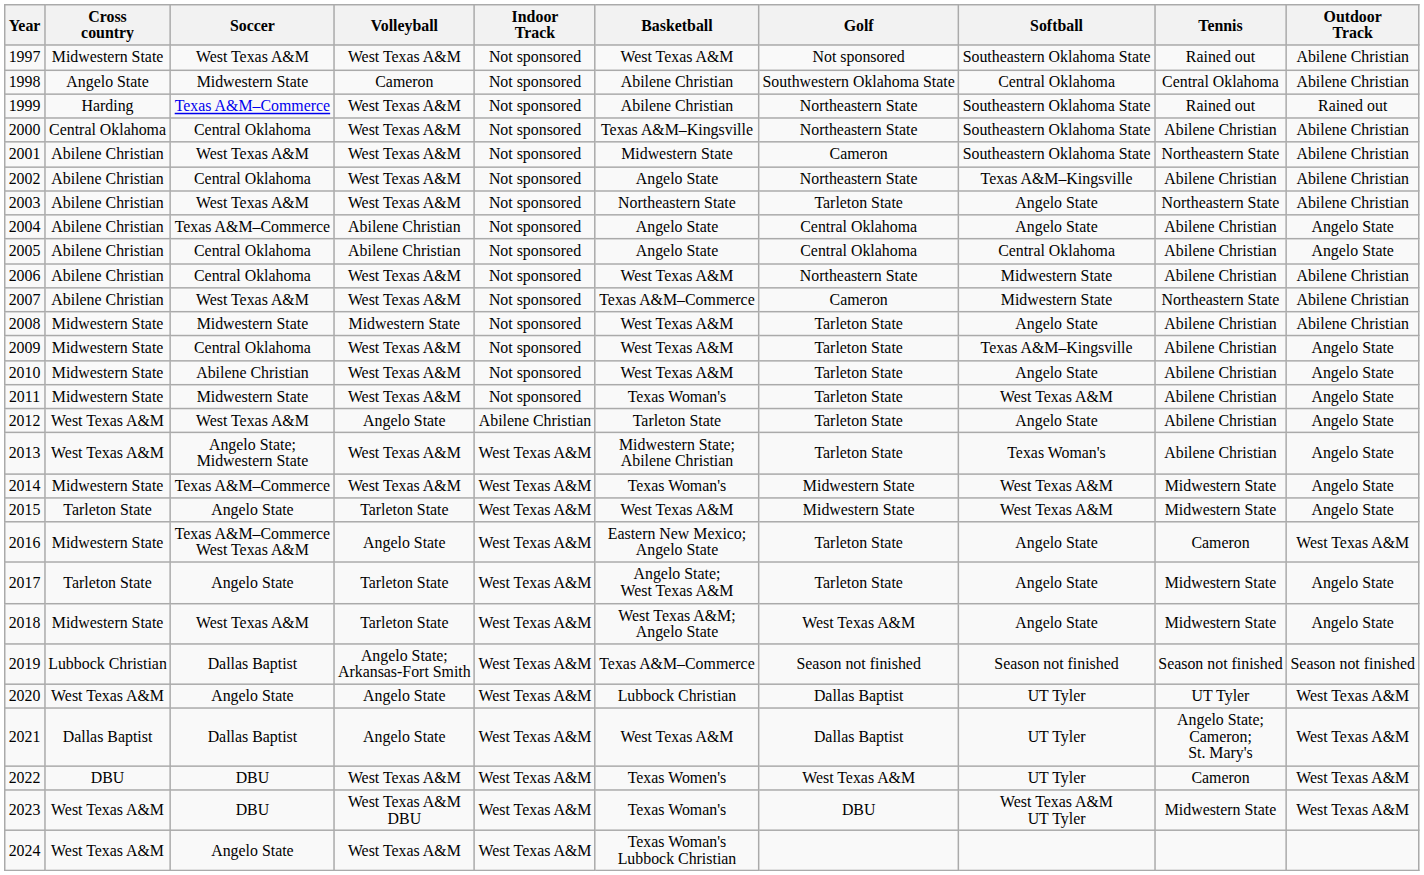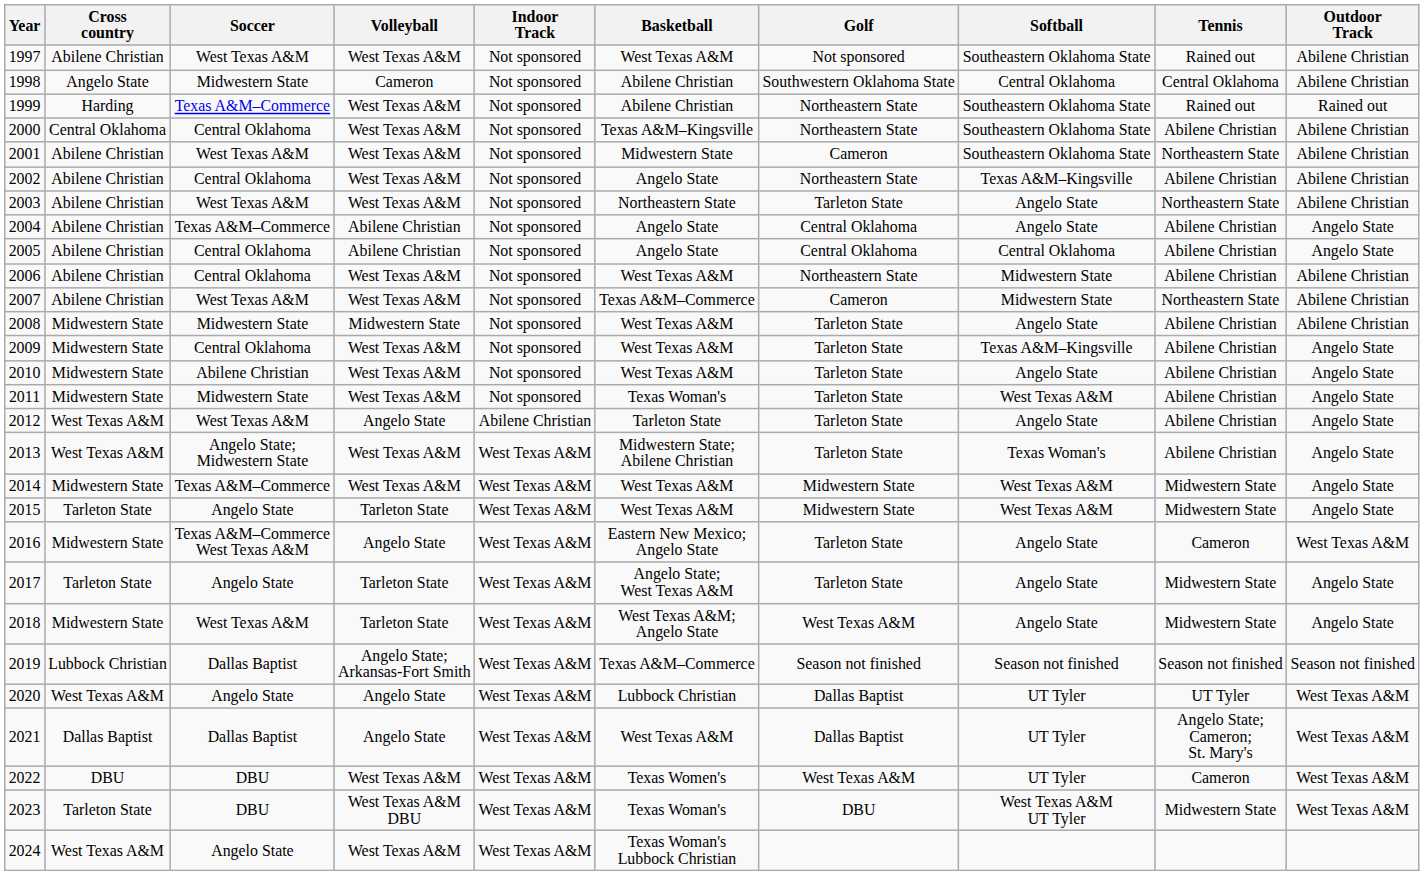(108, 57) Midwestern State -> (108, 57) Abilene Christian
(677, 485) Texas Woman's -> (677, 485) West Texas A&M
(108, 810) West Texas A&M -> (108, 810) Tarleton State
